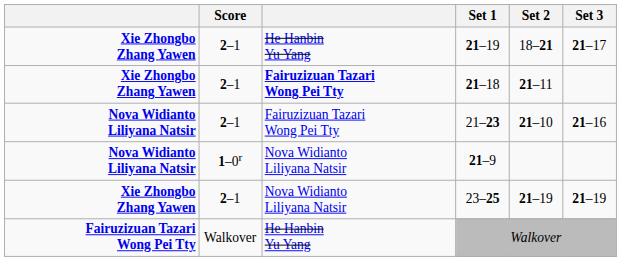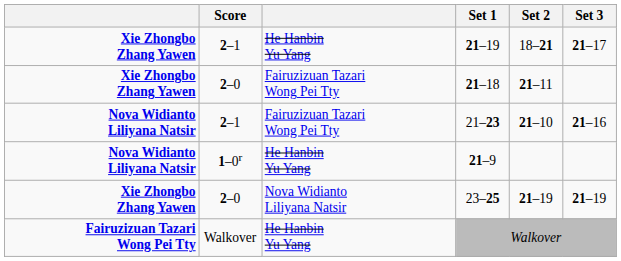(230, 84) 2–1 -> (230, 84) 2–0
(320, 84) bold -> (315, 84) normal
(306, 161) Nova Widianto Liliyana Natsir -> (294, 161) He Hanbin Yu Yang
(230, 199) 2–1 -> (230, 199) 2–0
